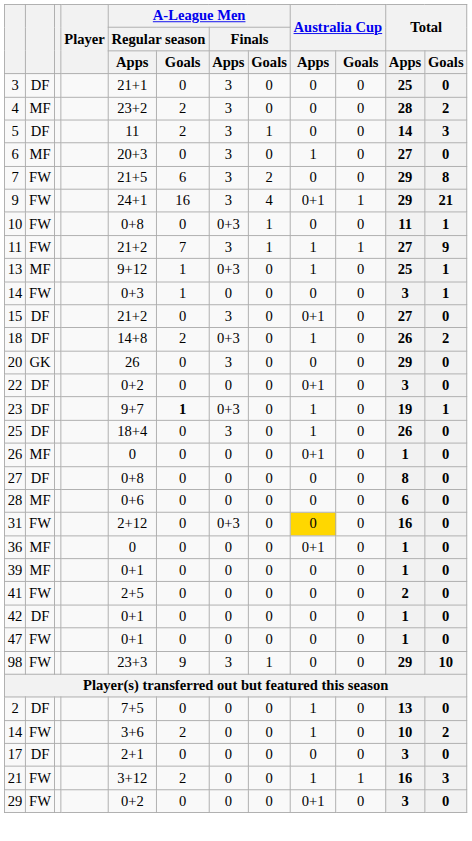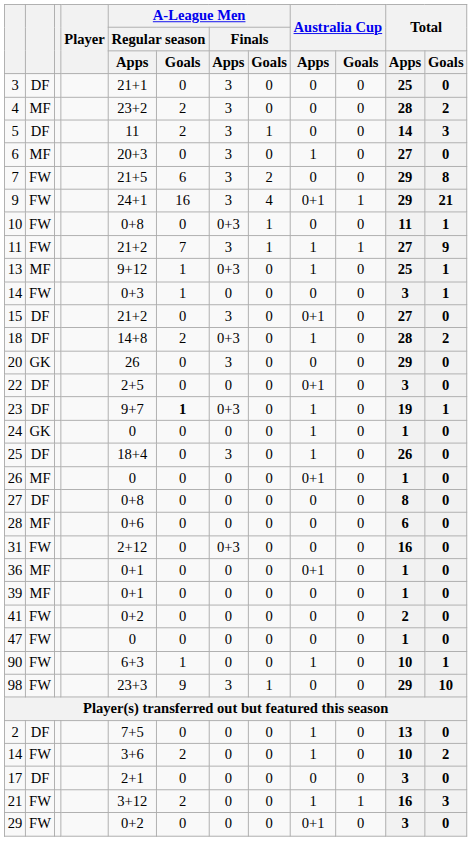(405, 339) 26 -> (405, 339) 28
(132, 385) 0+2 -> (132, 385) 2+5
+ row: (15, 431)
(313, 524) gold background -> (313, 547) no background
(132, 547) 0 -> (132, 570) 0+1
(132, 593) 2+5 -> (132, 616) 0+2
- row: (15, 616)
(132, 639) 0+1 -> (132, 639) 0
+ row: (15, 662)
